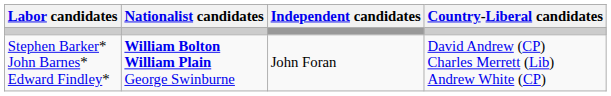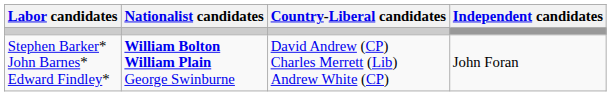columns swapped: (515, 16) <-> (346, 16)
